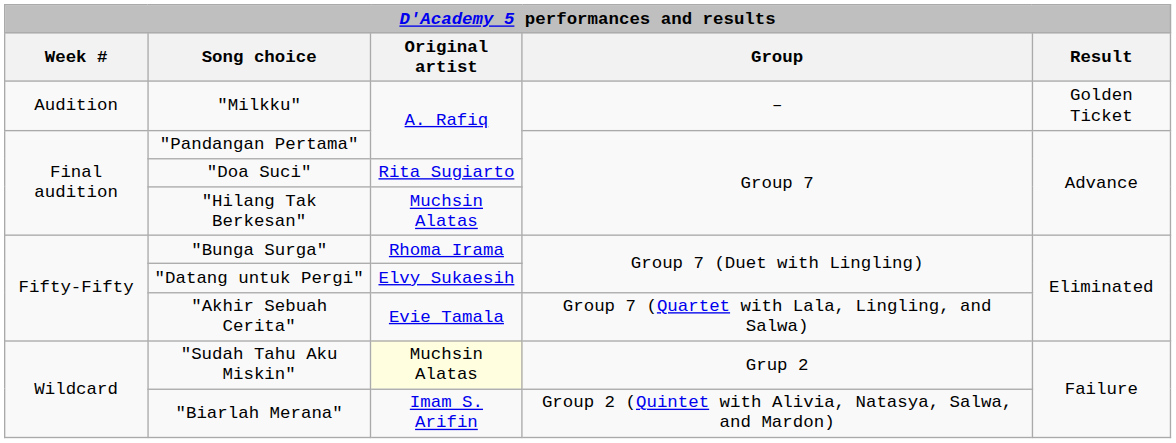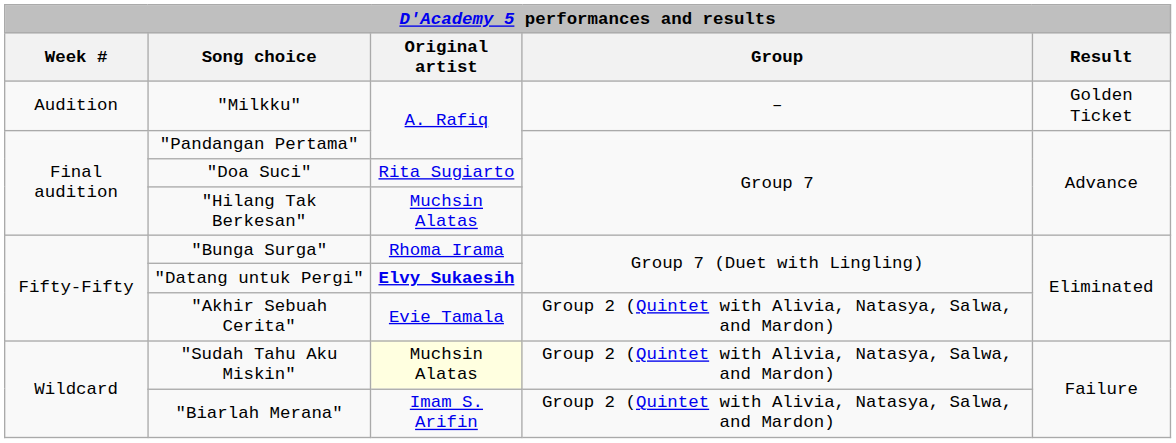(446, 278) normal -> (446, 278) bold
(777, 316) Group 7 (Quartet with Lala, Lingling, and Salwa) -> (777, 316) Group 2 (Quintet with Alivia, Natasya, Salwa, and Mardon)
(777, 365) Grup 2 -> (777, 365) Group 2 (Quintet with Alivia, Natasya, Salwa, and Mardon)
